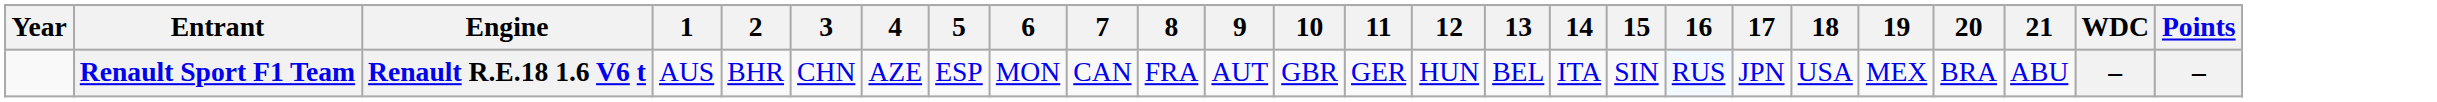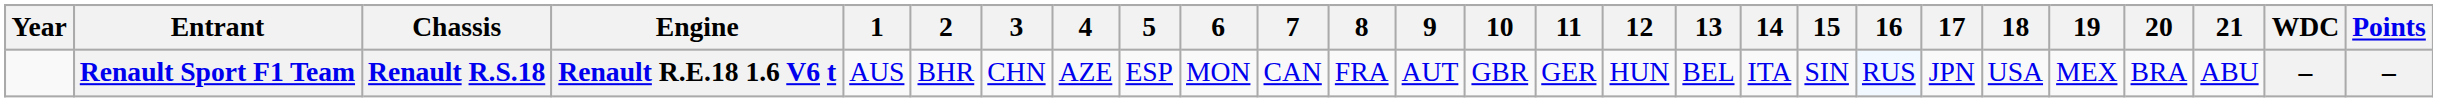+ column: (457, 26)
